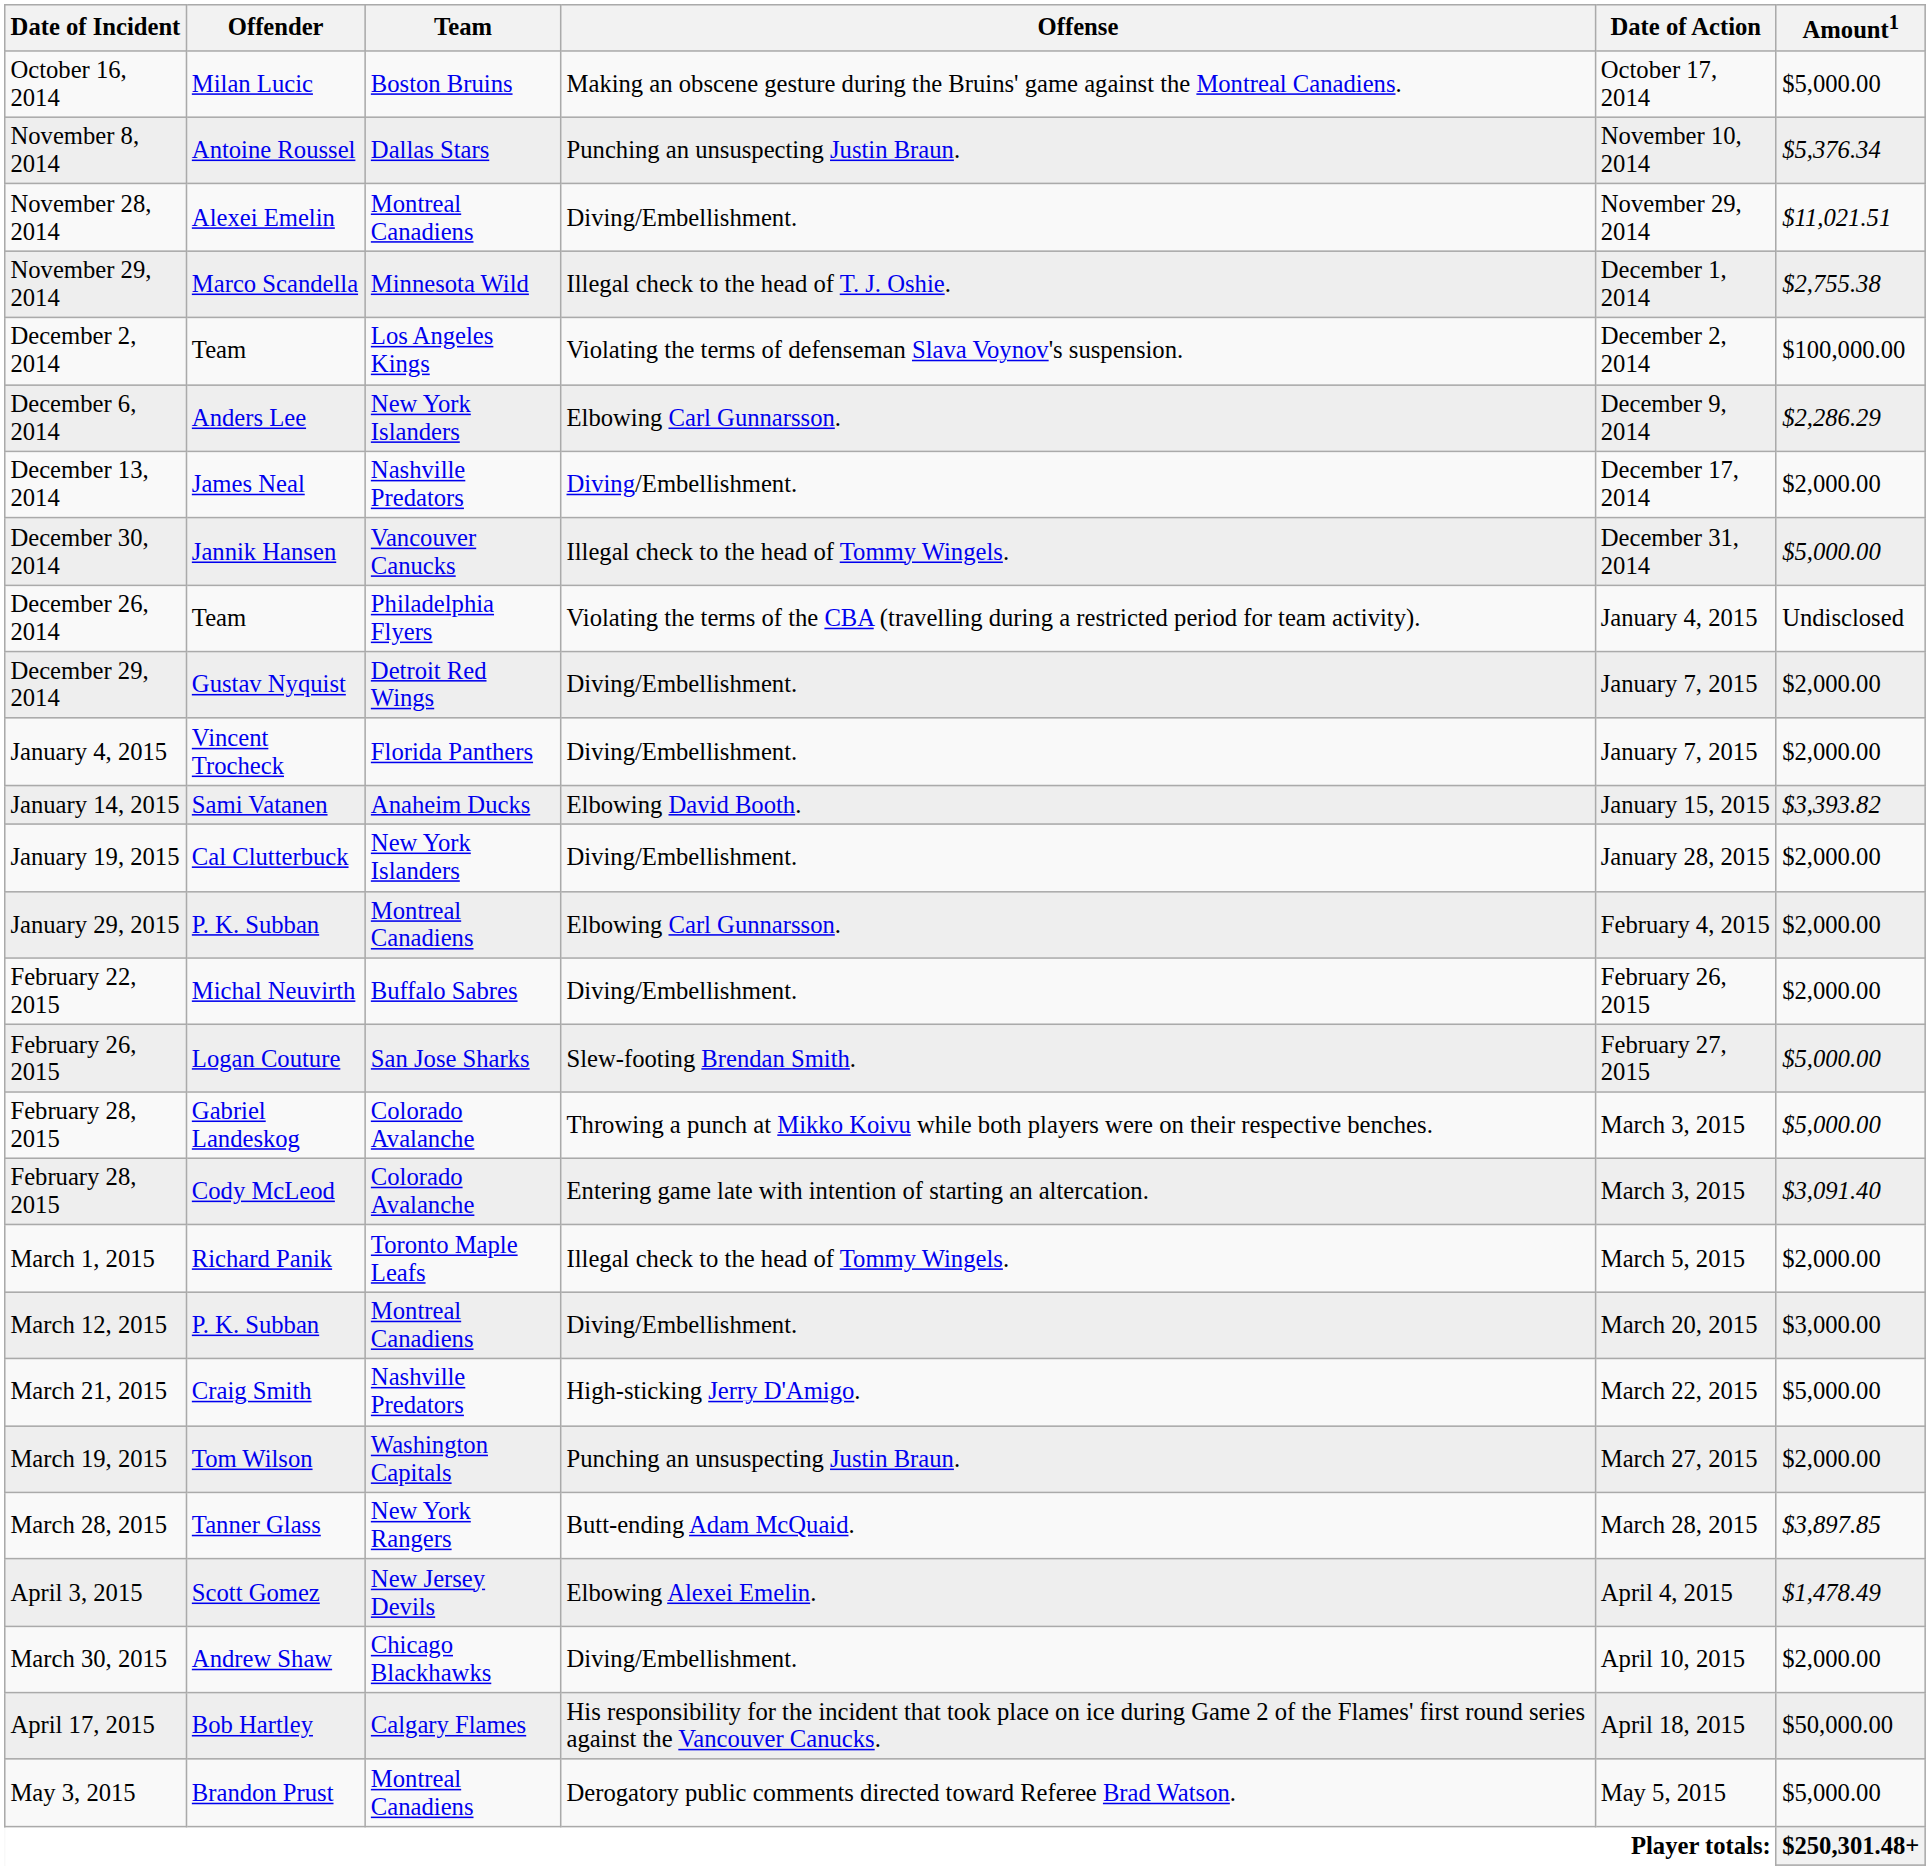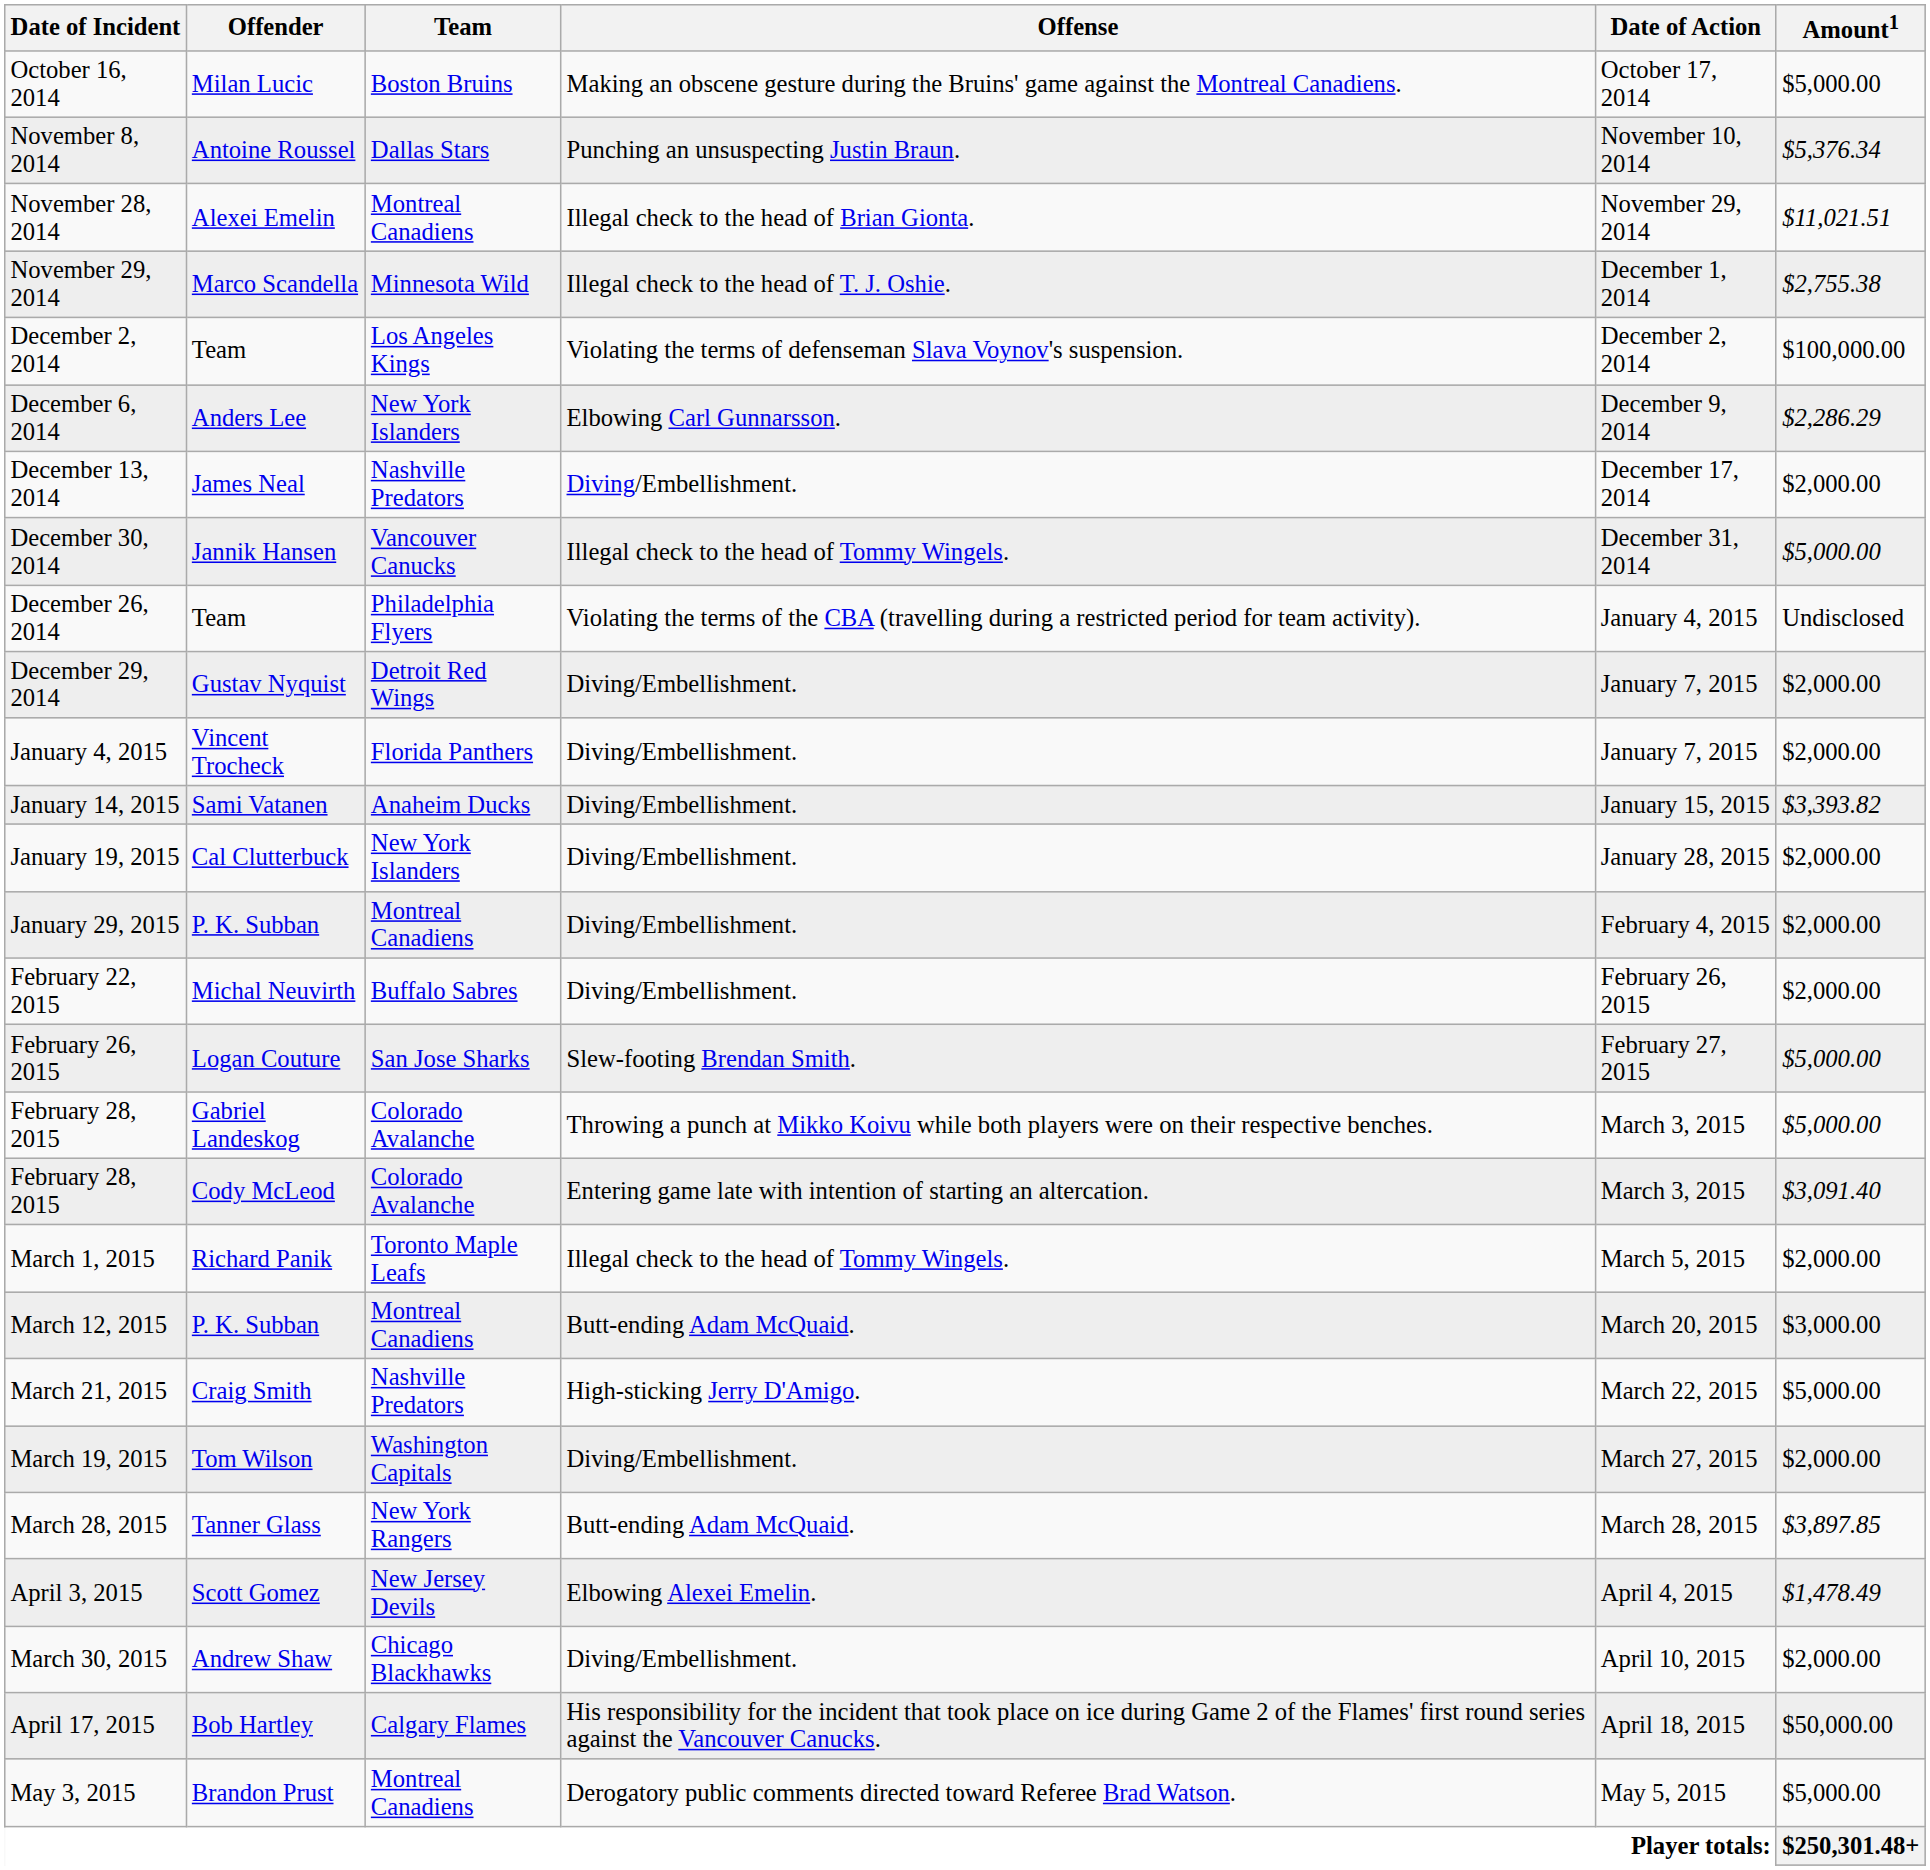(682, 217) Diving/Embellishment. -> (770, 217) Illegal check to the head of Brian Gionta.
(684, 804) Elbowing David Booth. -> (682, 804) Diving/Embellishment.
(704, 924) Elbowing Carl Gunnarsson. -> (682, 924) Diving/Embellishment.
(682, 1325) Diving/Embellishment. -> (711, 1325) Butt-ending Adam McQuaid.
(763, 1458) Punching an unsuspecting Justin Braun. -> (682, 1458) Diving/Embellishment.
